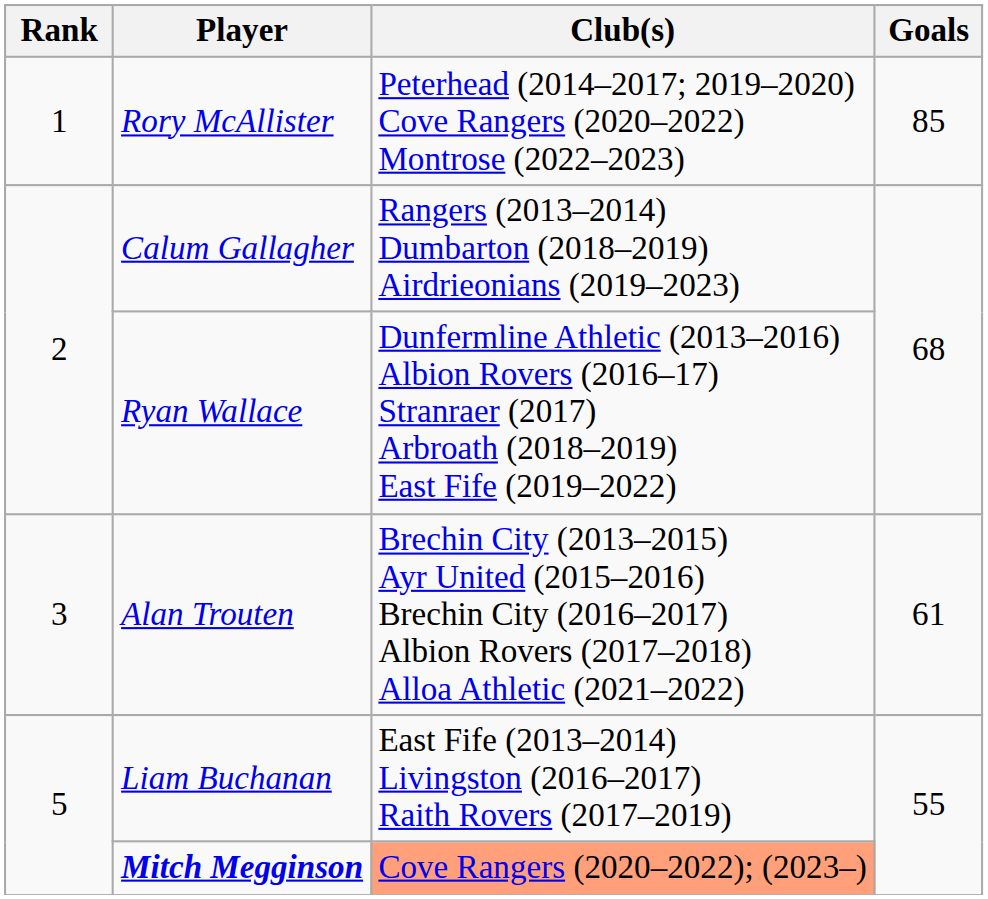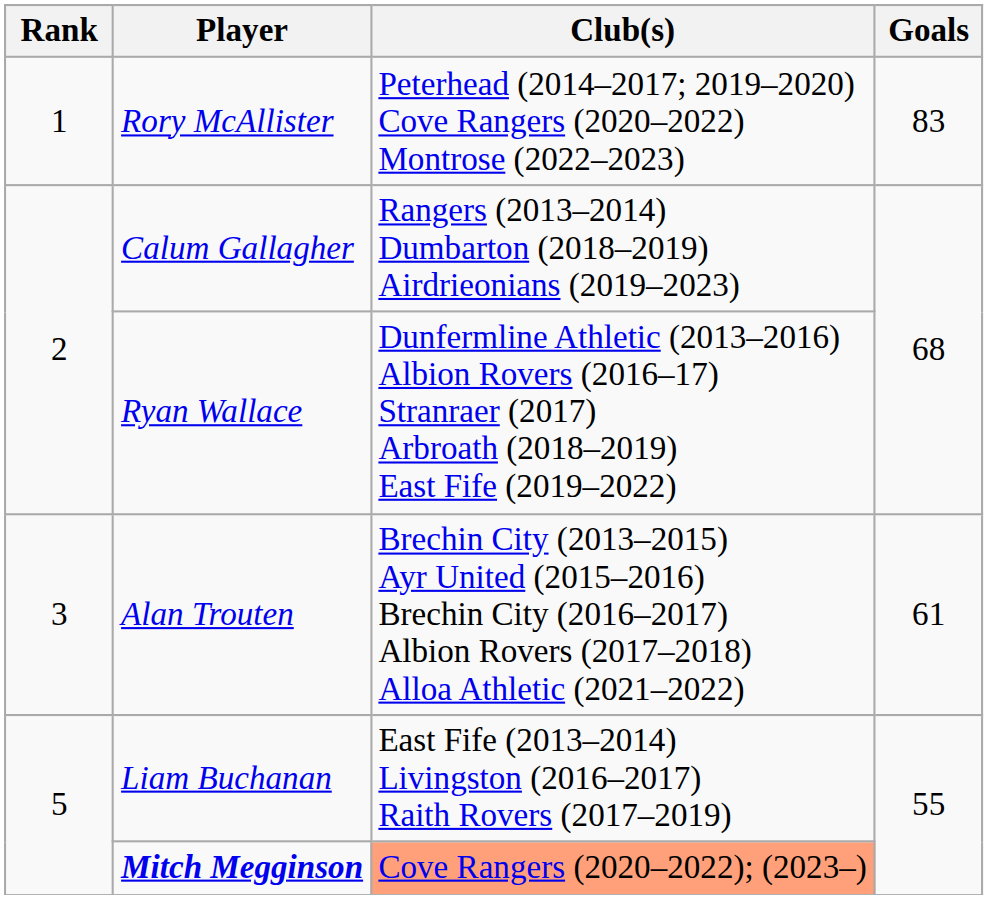(929, 120) 85 -> (929, 120) 83
